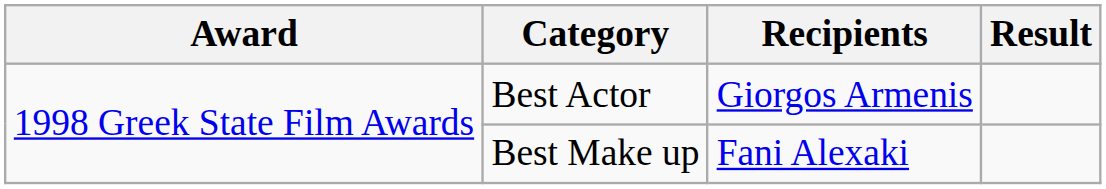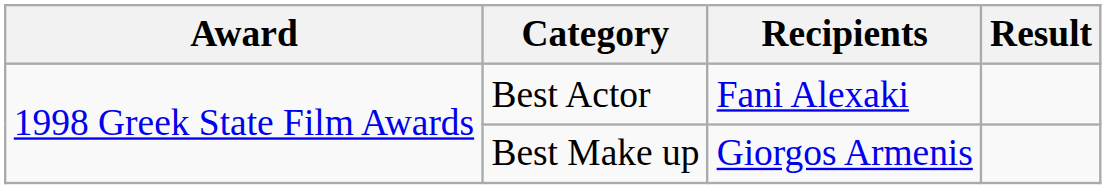(845, 93) Giorgos Armenis -> (813, 93) Fani Alexaki
(813, 152) Fani Alexaki -> (845, 152) Giorgos Armenis
